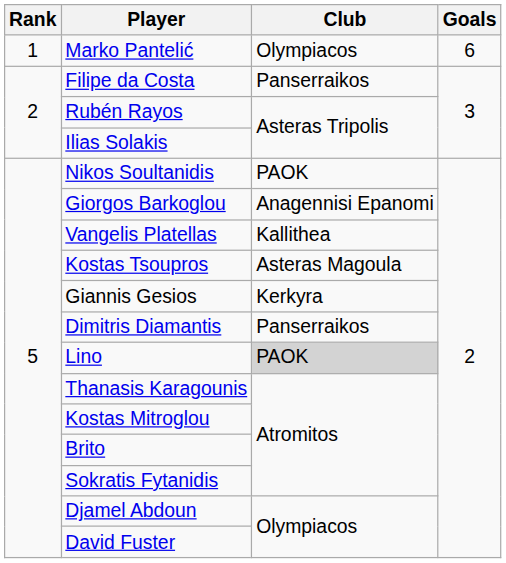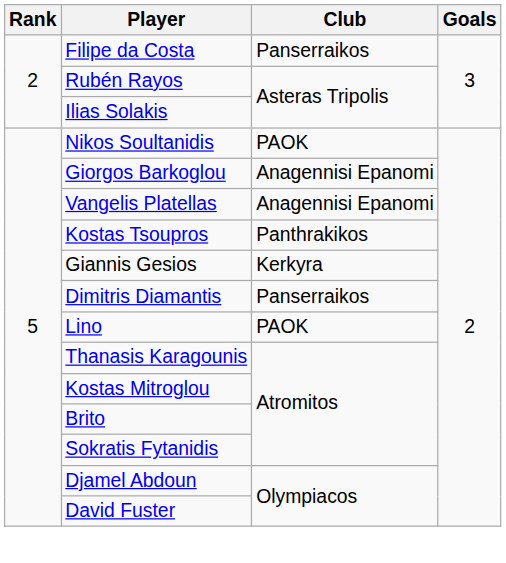- row: (129, 50)
(293, 234) Kallithea -> (345, 204) Anagennisi Epanomi
(329, 265) Asteras Magoula -> (312, 234) Panthrakikos
(282, 357) lightgrey background -> (282, 326) no background
